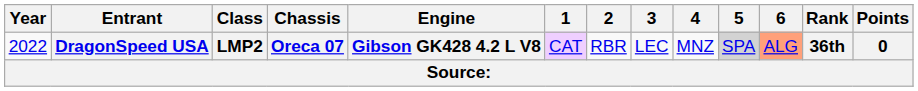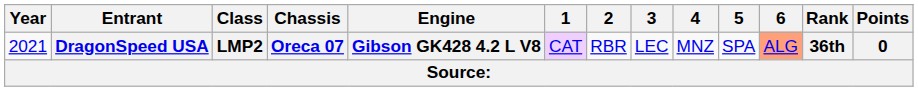(28, 46) 2022 -> (28, 46) 2021
(739, 46) lightgrey background -> (739, 46) no background
